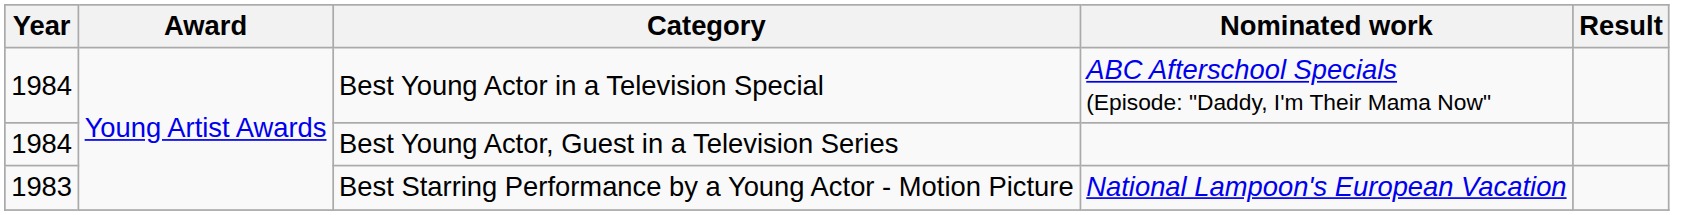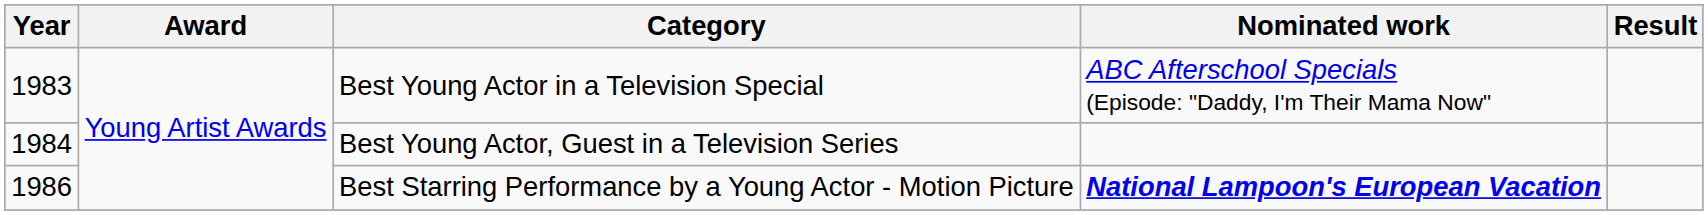(42, 84) 1984 -> (42, 84) 1983
(42, 187) 1983 -> (42, 187) 1986
(1326, 187) normal -> (1344, 187) bold
